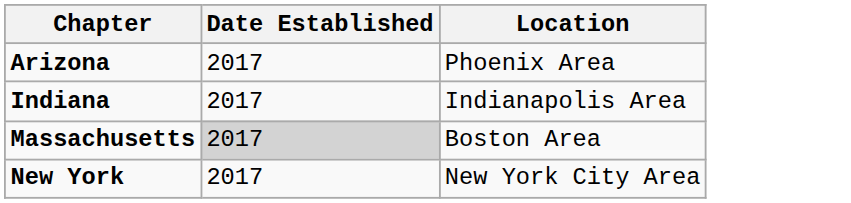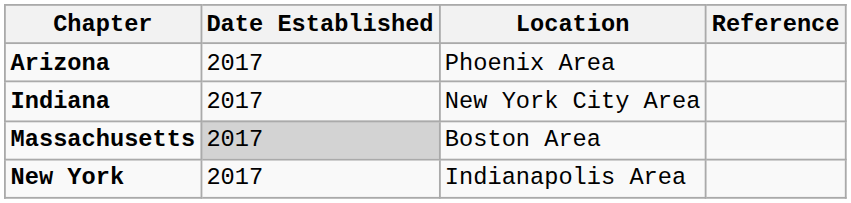+ column: (776, 24)
(566, 101) Indianapolis Area -> (573, 101) New York City Area
(573, 178) New York City Area -> (566, 178) Indianapolis Area
